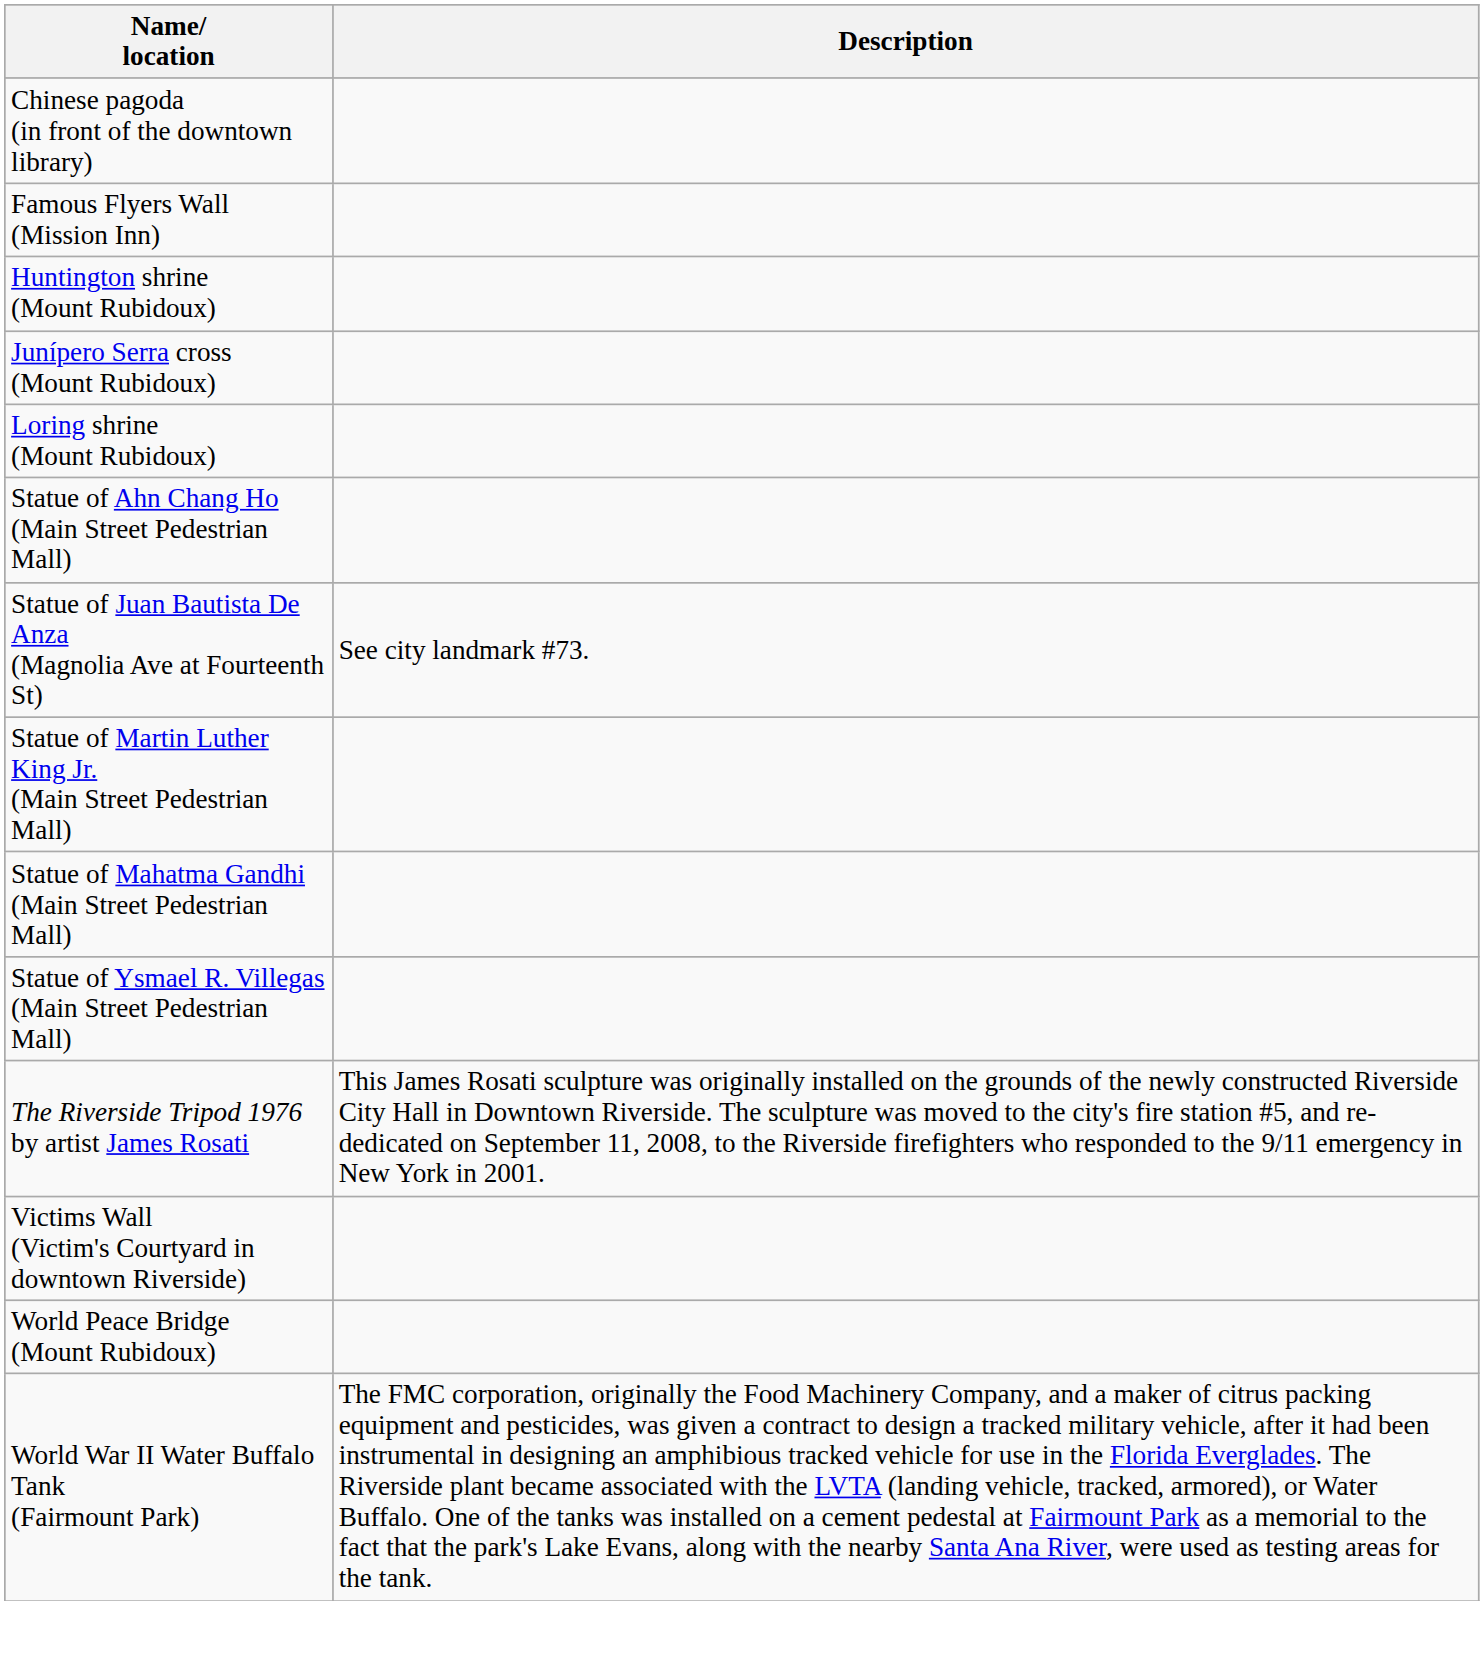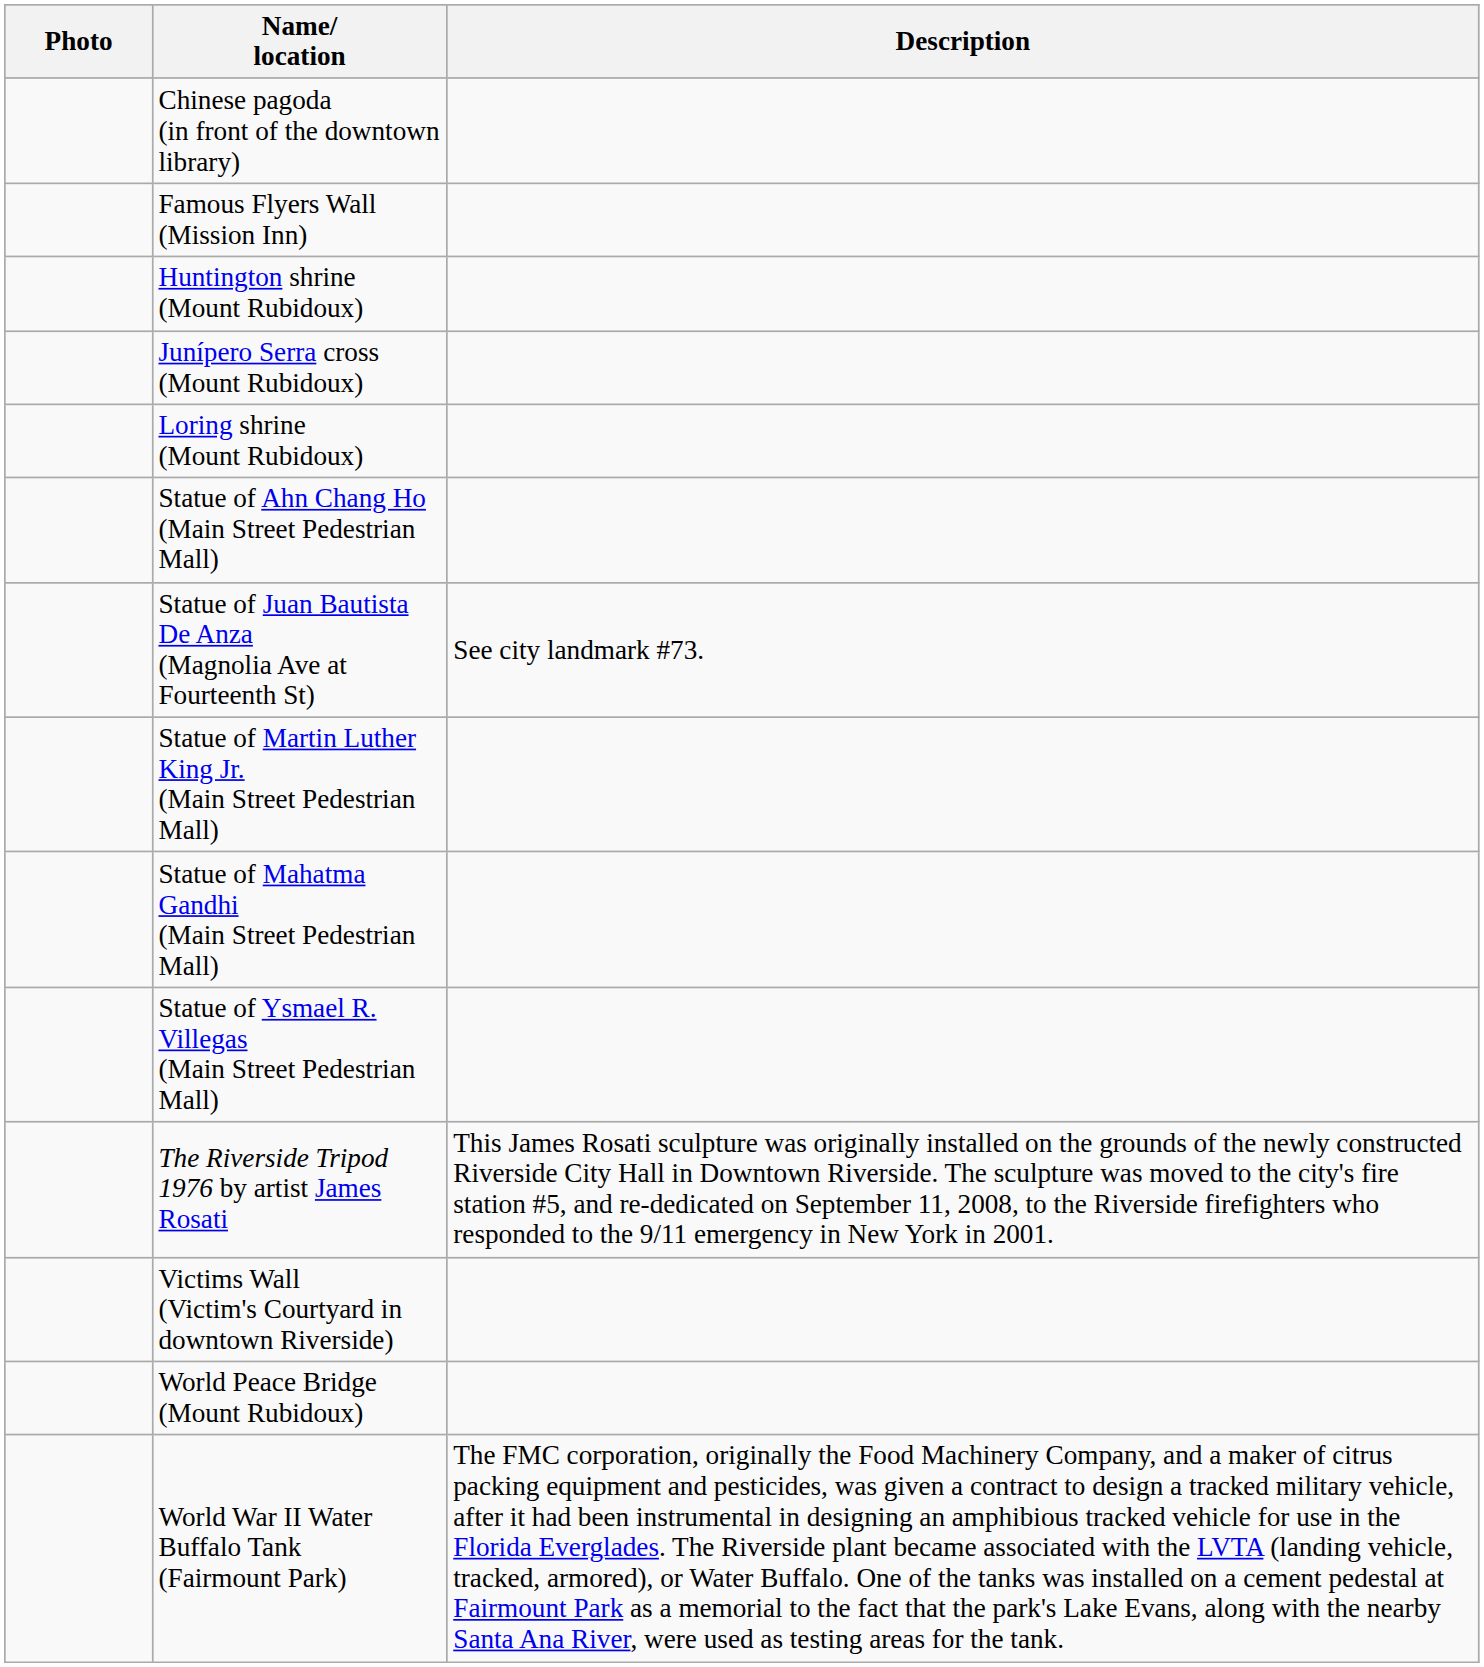+ column: (79, 41)
